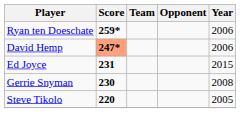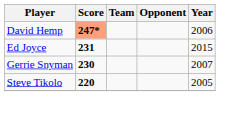- row: (50, 30)
(222, 82) 2008 -> (202, 64) 2007
